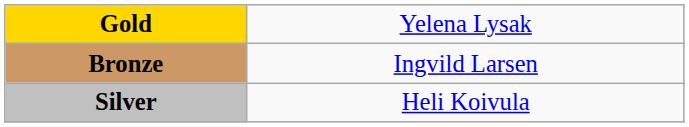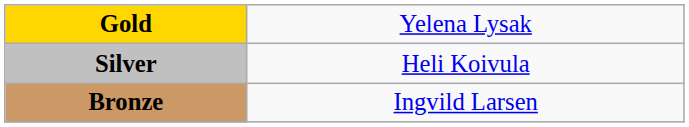rows swapped: (126, 102) <-> (126, 63)
